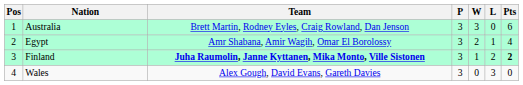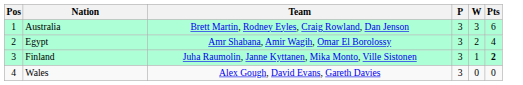- column: (493, 12)
(300, 57) bold -> (300, 57) normal
